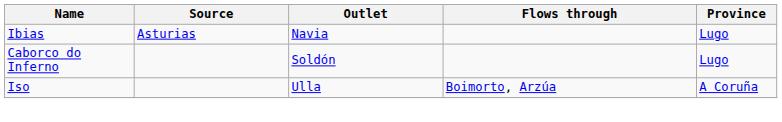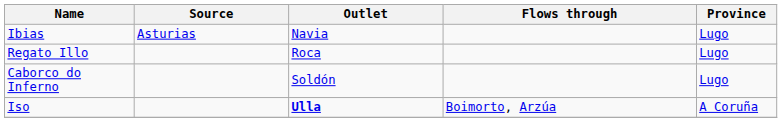+ row: (48, 54)
(306, 88) normal -> (306, 108) bold
